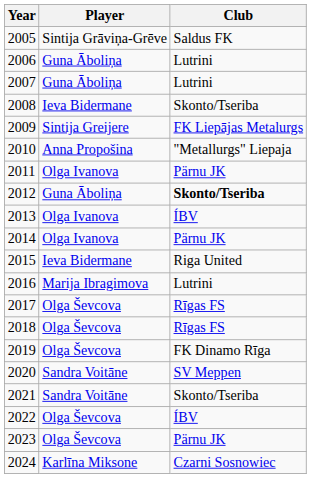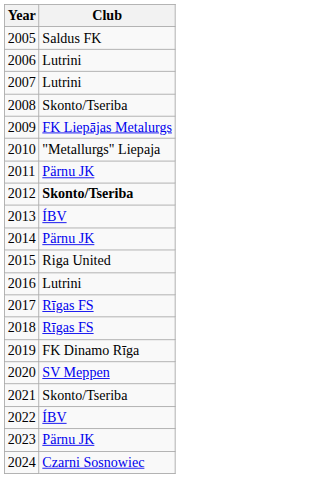- column: (105, 15)
